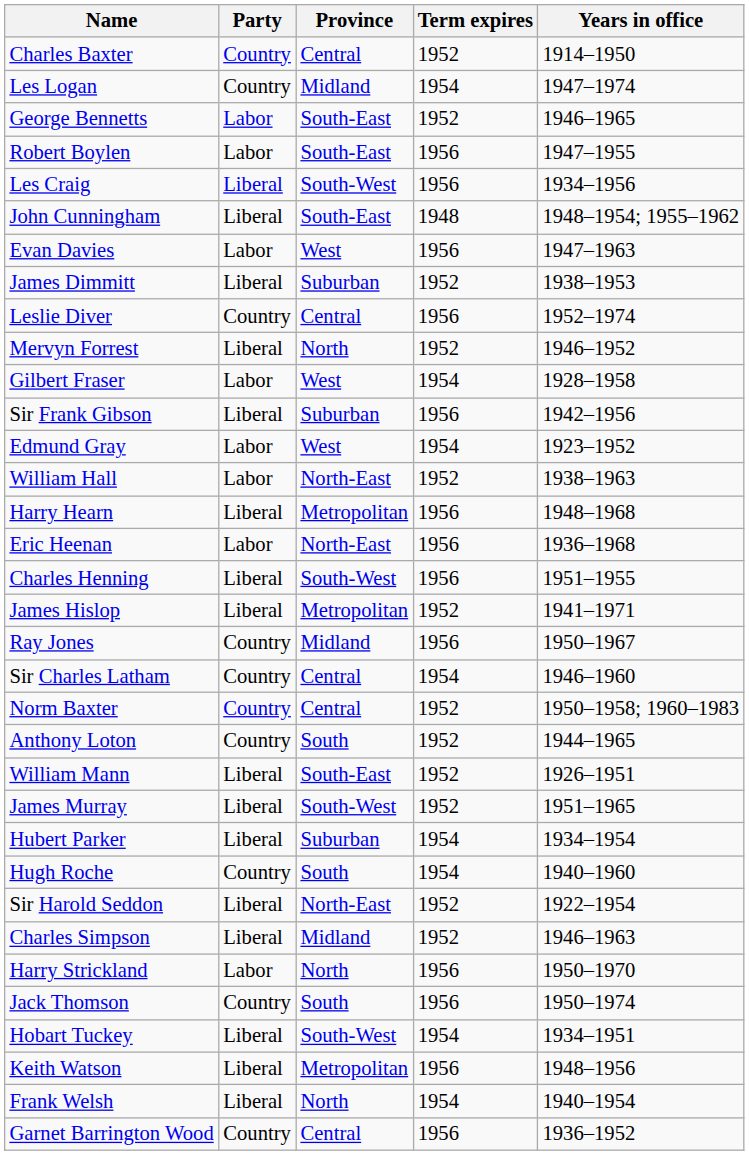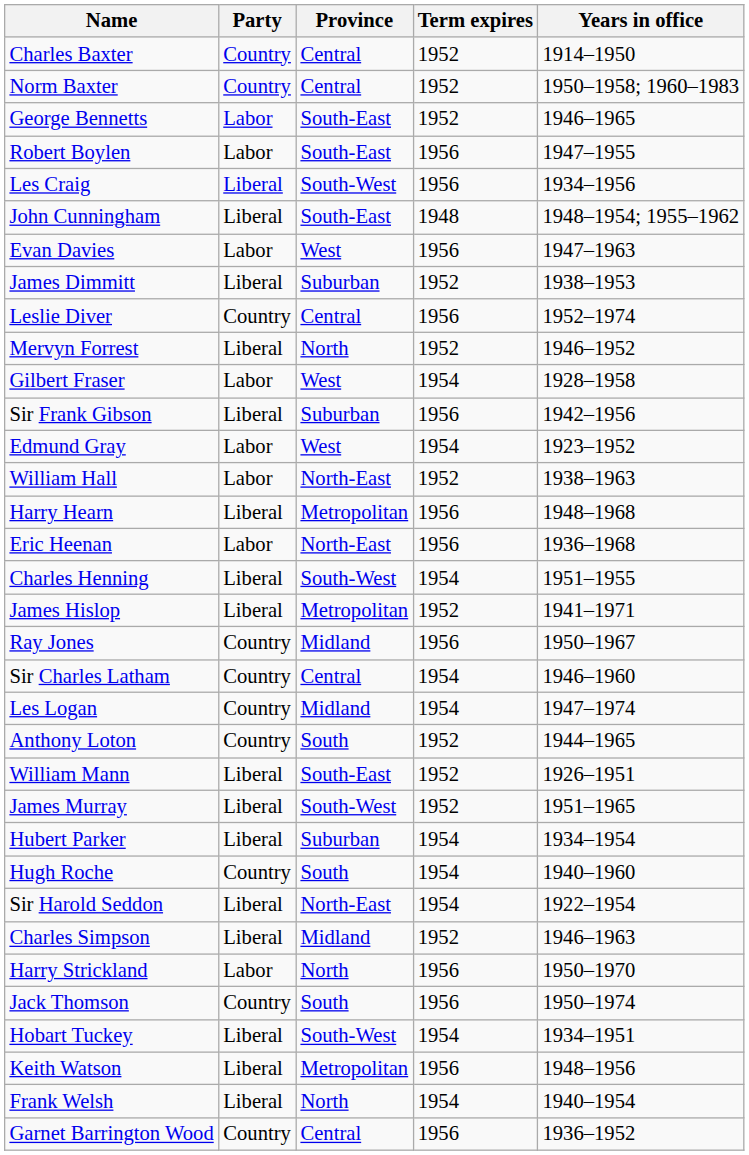rows swapped: (64, 708) <-> (53, 86)
(438, 577) 1956 -> (438, 577) 1954
(438, 904) 1952 -> (438, 904) 1954
